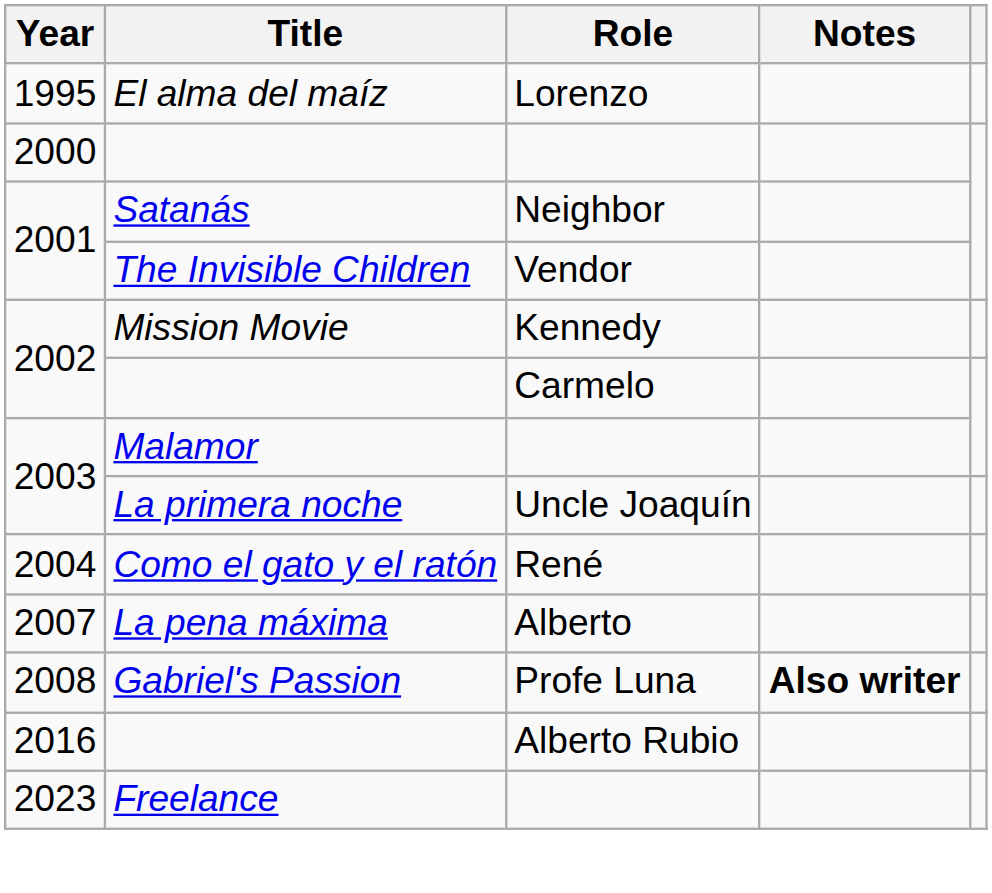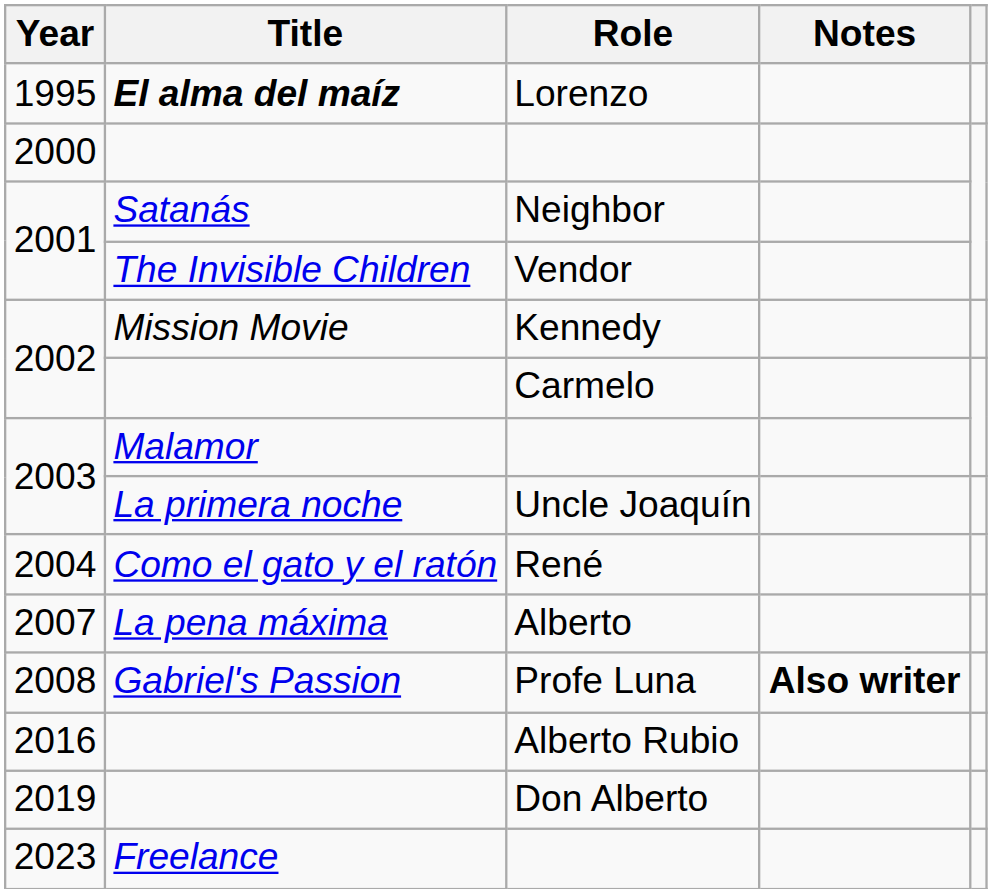(251, 92) normal -> (257, 92) bold
+ row: (55, 799)
